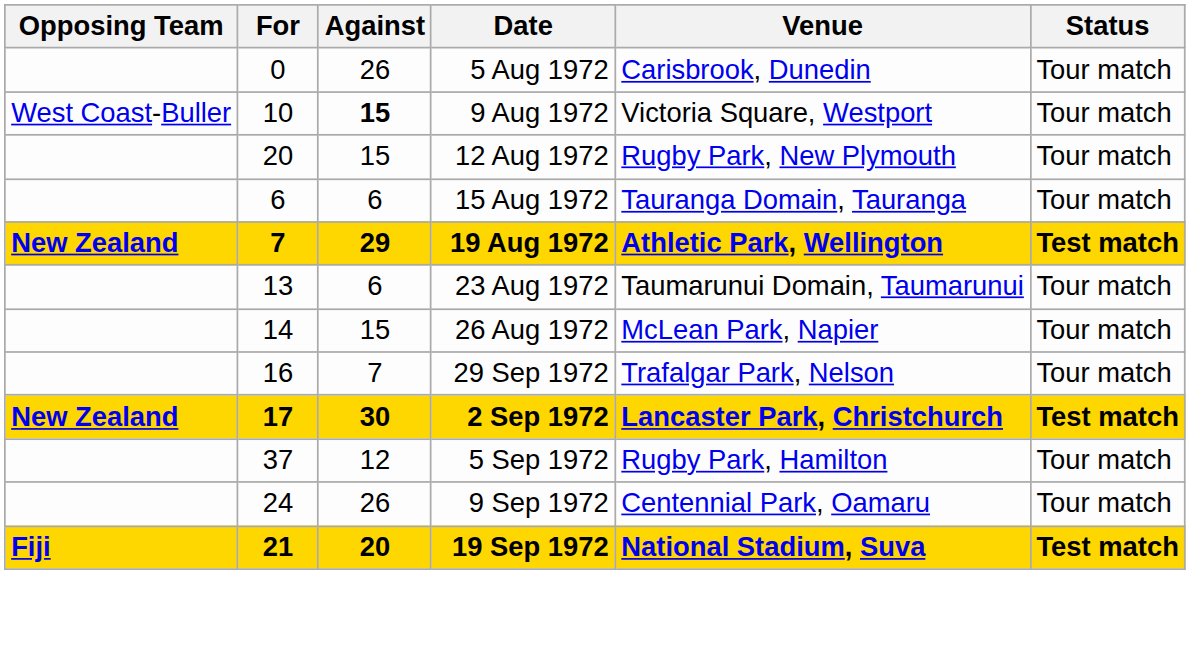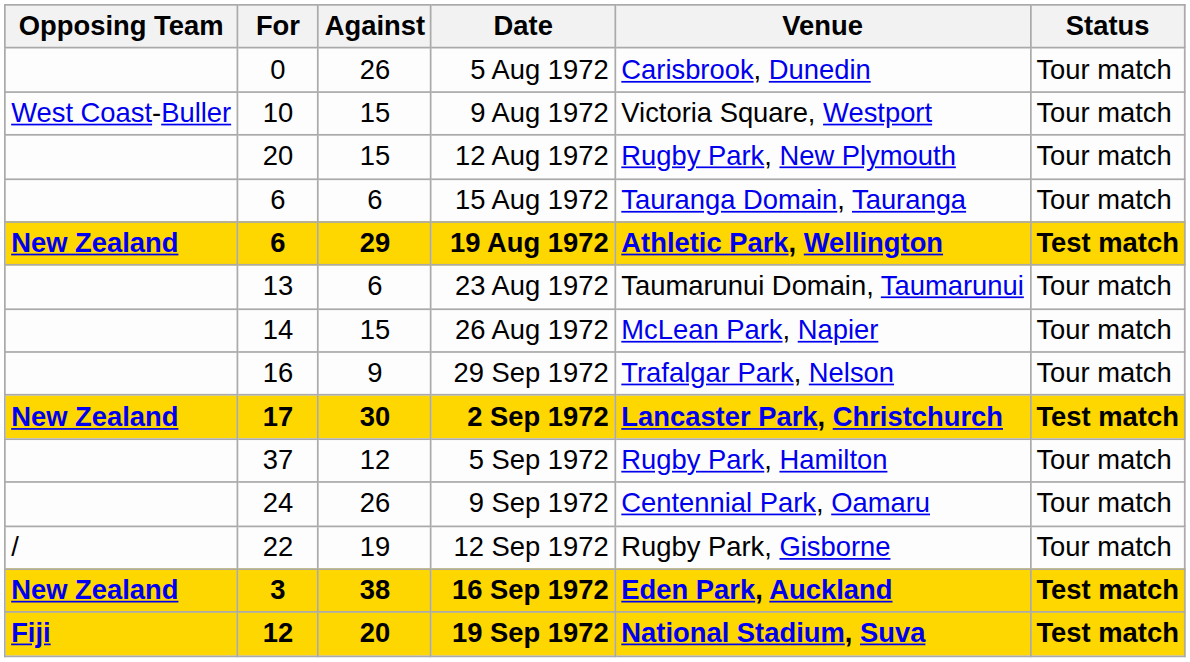(375, 112) bold -> (375, 112) normal
(278, 243) 7 -> (278, 243) 6
(375, 373) 7 -> (375, 373) 9
+ row: (531, 546)
+ row: (530, 590)
(278, 546) 21 -> (278, 633) 12
